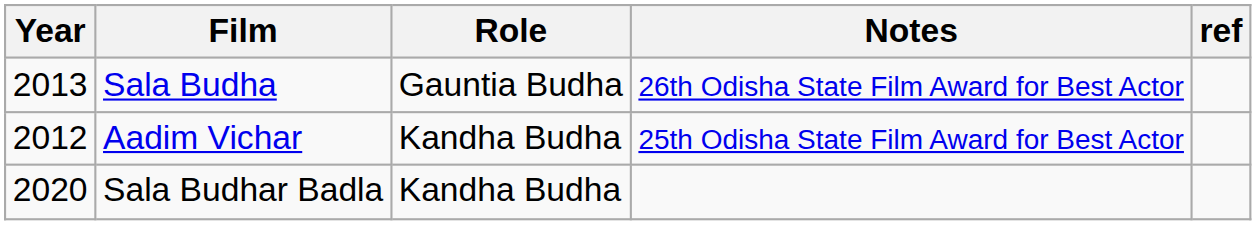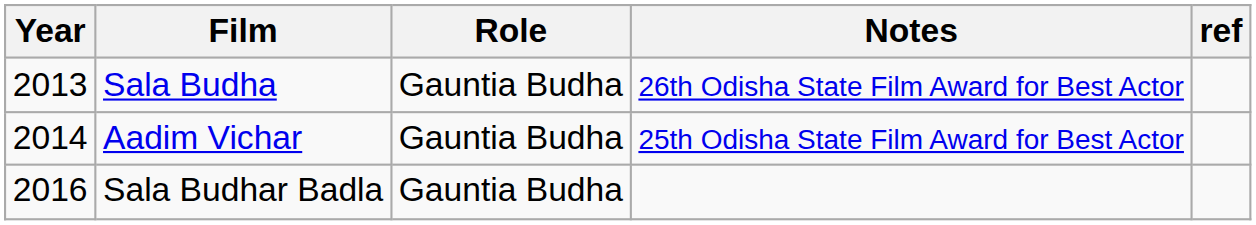(50, 137) 2012 -> (50, 137) 2014
(510, 137) Kandha Budha -> (511, 137) Gauntia Budha
(50, 191) 2020 -> (50, 191) 2016
(510, 191) Kandha Budha -> (511, 191) Gauntia Budha
